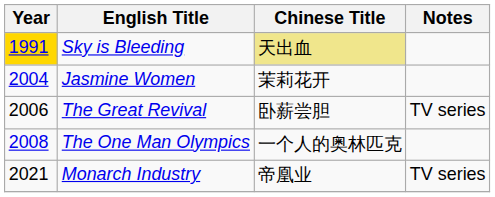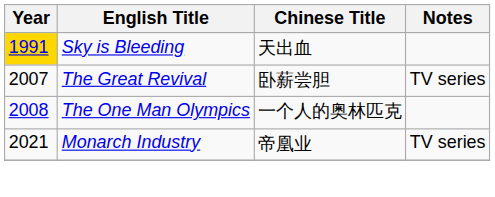(285, 48) khaki background -> (285, 48) no background
- row: (128, 78)
(29, 110) 2006 -> (29, 78) 2007
